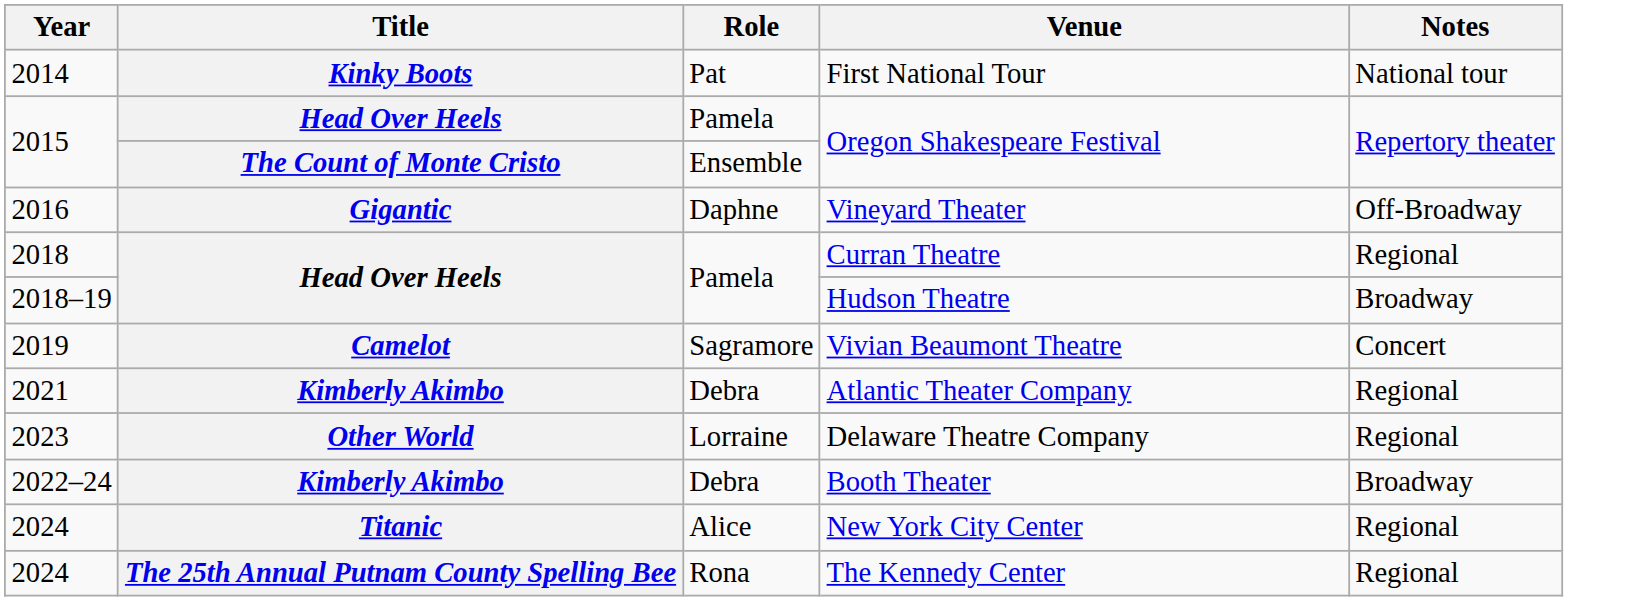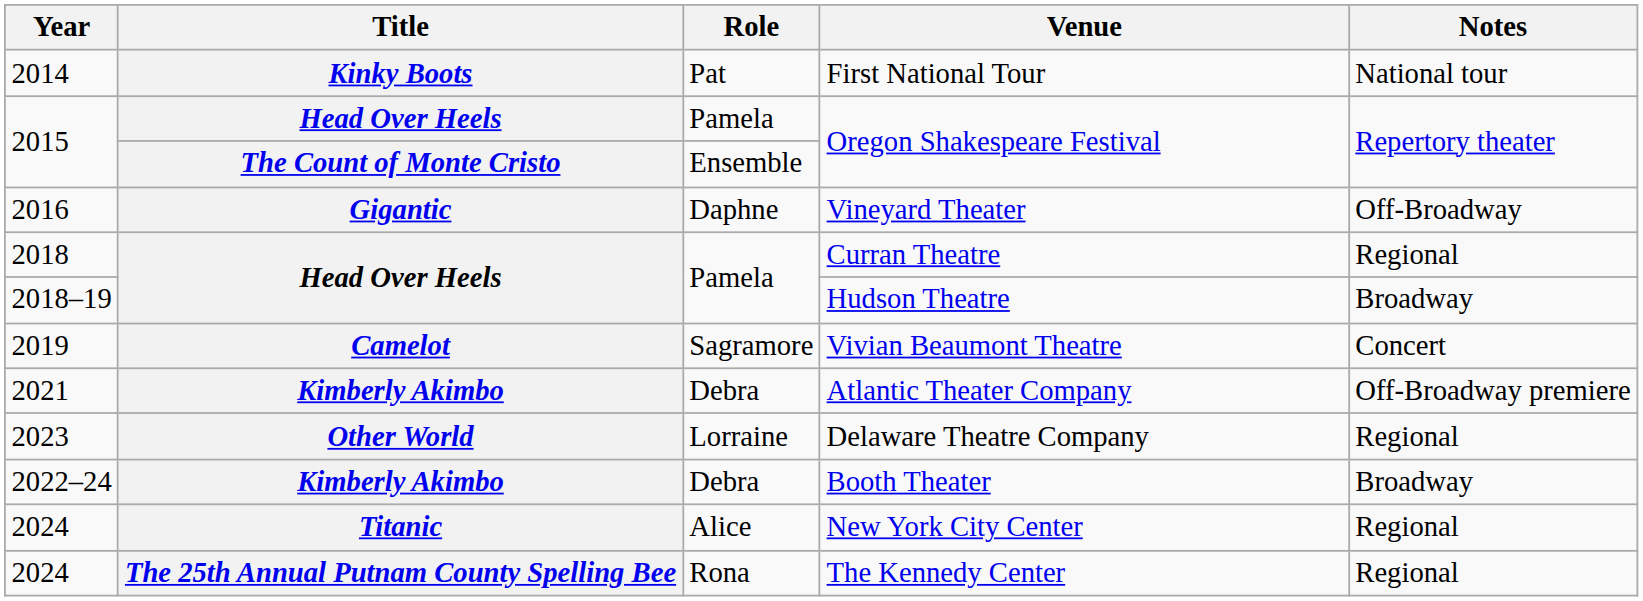(1407, 390) Regional -> (1493, 390) Off-Broadway premiere
